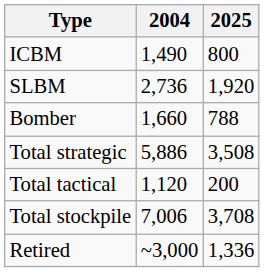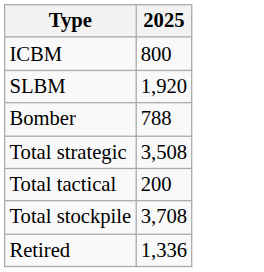- column: (170, 20)
